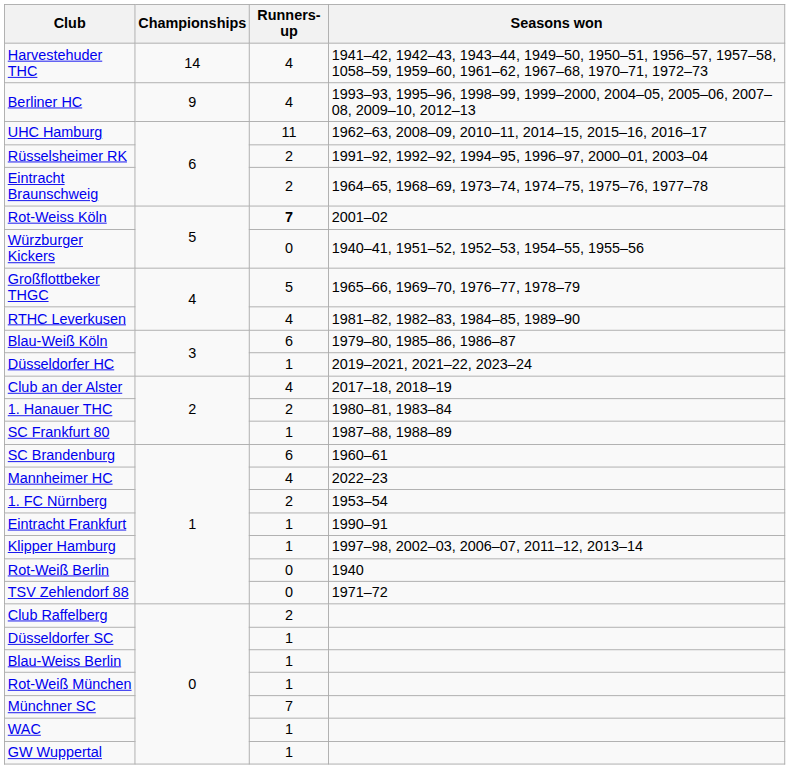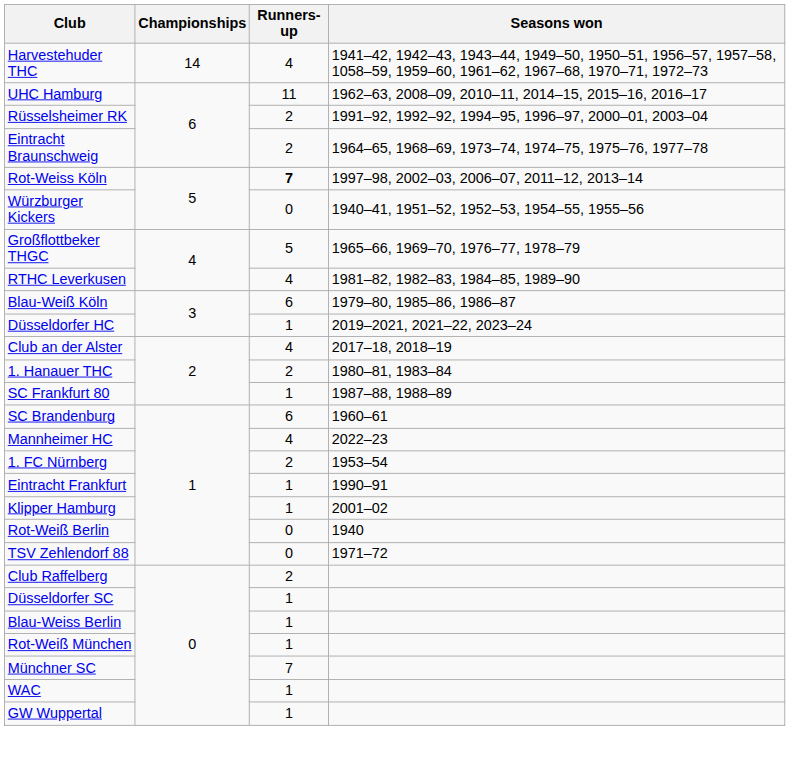- row: (45, 102)
(360, 217) 2001–02 -> (487, 178) 1997–98, 2002–03, 2006–07, 2011–12, 2013–14
(487, 547) 1997–98, 2002–03, 2006–07, 2011–12, 2013–14 -> (360, 507) 2001–02
